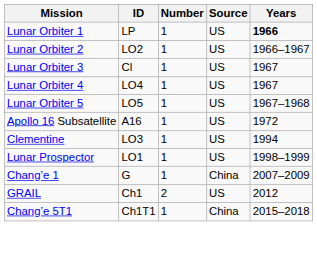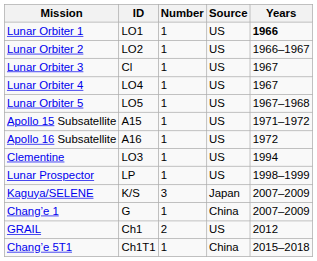(128, 31) LP -> (132, 31) LO1
+ row: (62, 121)
(132, 157) LO1 -> (128, 175) LP
+ row: (50, 193)
